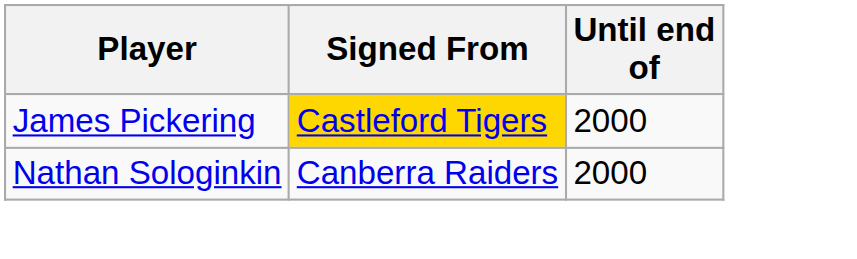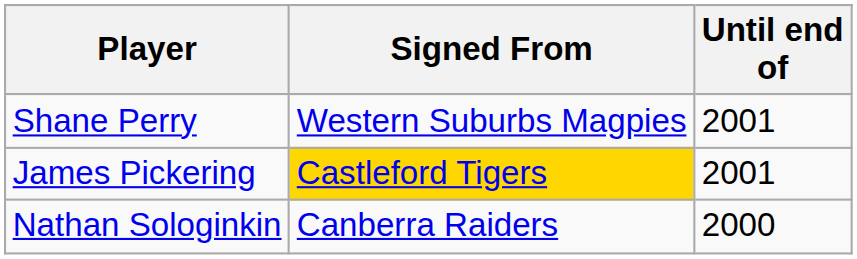+ row: (105, 120)
(610, 120) 2000 -> (739, 173) 2001
